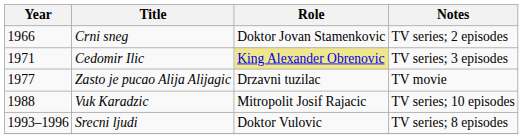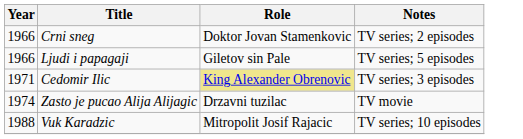+ row: (85, 58)
(21, 79) 1977 -> (21, 101) 1974
- row: (106, 123)
